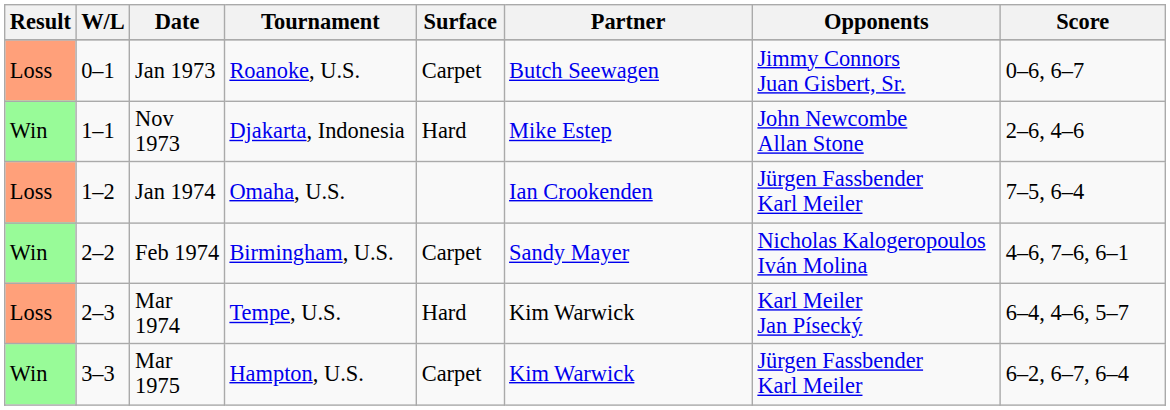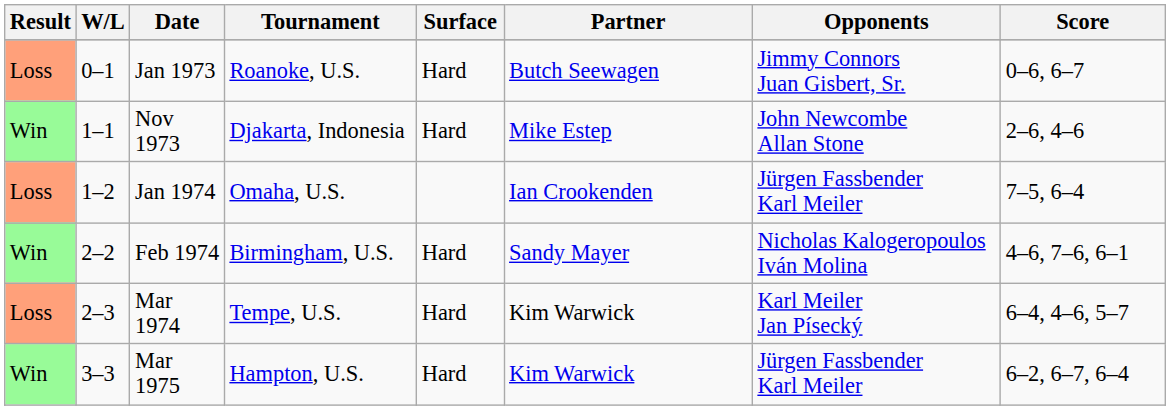(452, 70) Carpet -> (444, 70) Hard
(452, 252) Carpet -> (444, 252) Hard
(452, 374) Carpet -> (444, 374) Hard
